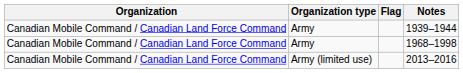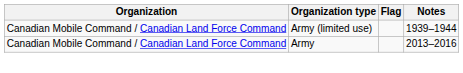(303, 28) Army -> (331, 28) Army (limited use)
- row: (431, 44)
(331, 60) Army (limited use) -> (303, 44) Army
